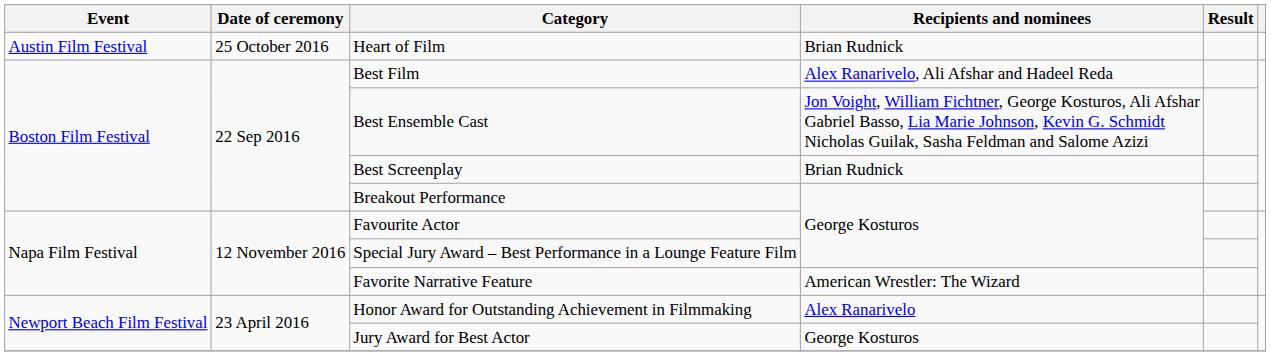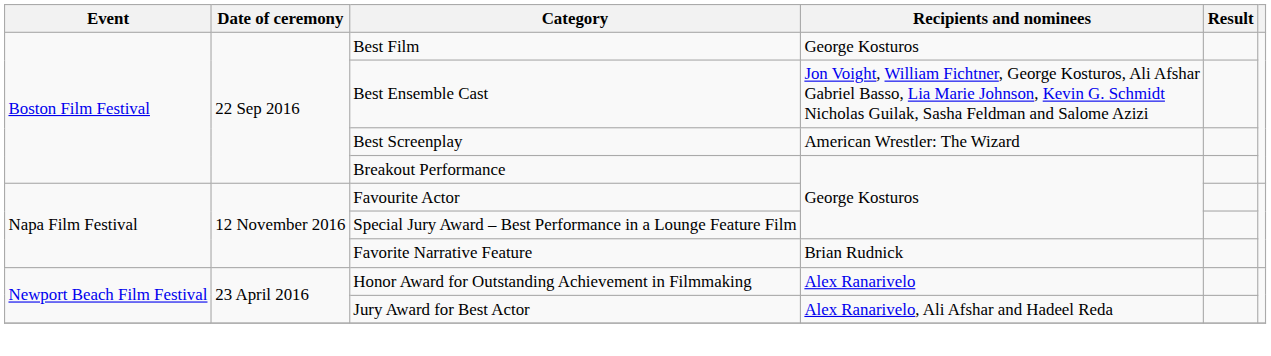- row: (399, 46)
(959, 74) Alex Ranarivelo, Ali Afshar and Hadeel Reda -> (862, 46) George Kosturos
(854, 169) Brian Rudnick -> (912, 142) American Wrestler: The Wizard
(912, 281) American Wrestler: The Wizard -> (854, 253) Brian Rudnick
(862, 336) George Kosturos -> (959, 308) Alex Ranarivelo, Ali Afshar and Hadeel Reda
